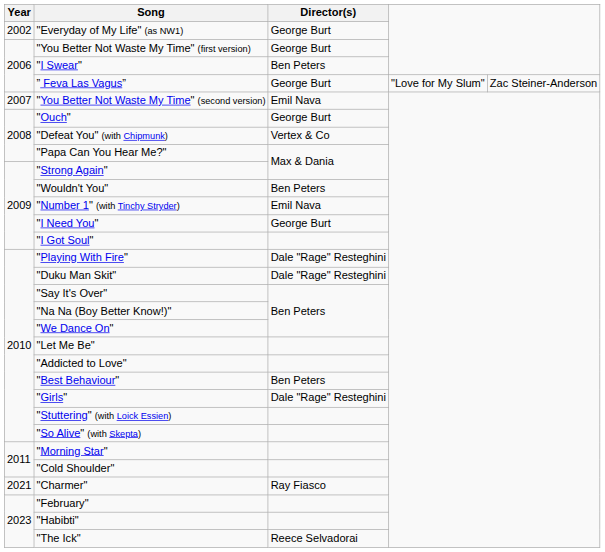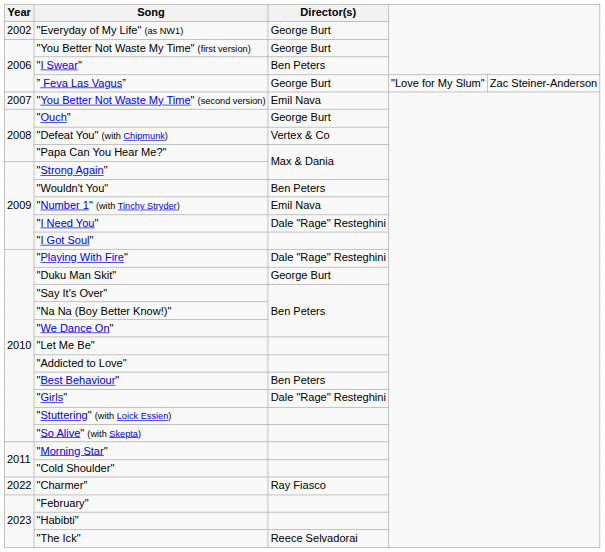(301, 223) George Burt -> (328, 223) Dale "Rage" Resteghini
(328, 275) Dale "Rage" Resteghini -> (301, 275) George Burt
(19, 485) 2021 -> (19, 485) 2022
